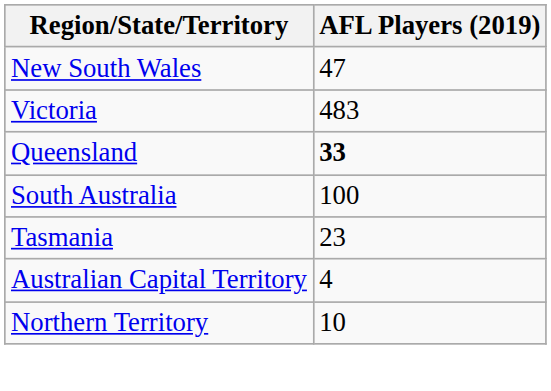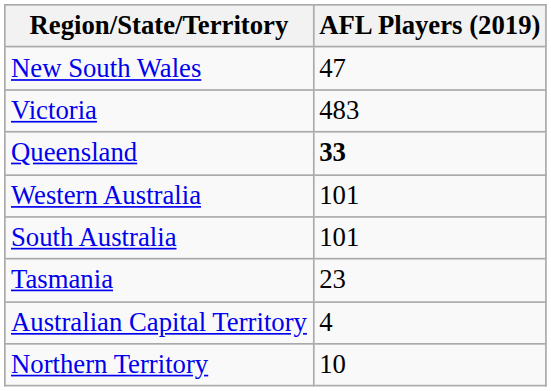+ row: (106, 195)
(339, 195) 100 -> (339, 237) 101
